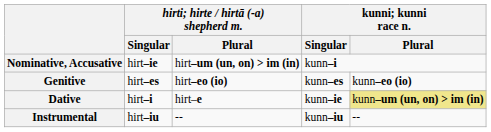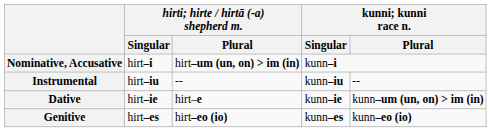(143, 63) hirt–ie -> (140, 63) hirt–i
rows swapped: (65, 81) <-> (65, 117)
(140, 99) hirt–i -> (143, 99) hirt–ie
(418, 99) khaki background -> (418, 99) no background
